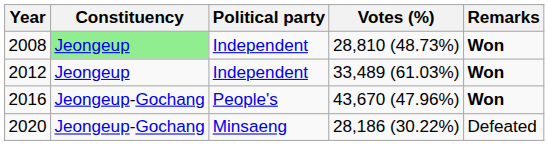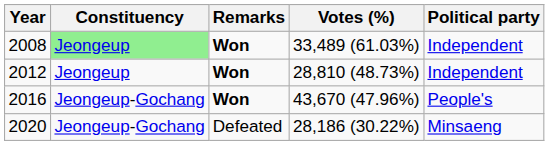columns swapped: (269, 18) <-> (504, 18)
(396, 45) 28,810 (48.73%) -> (356, 45) 33,489 (61.03%)
(396, 72) 33,489 (61.03%) -> (356, 72) 28,810 (48.73%)
